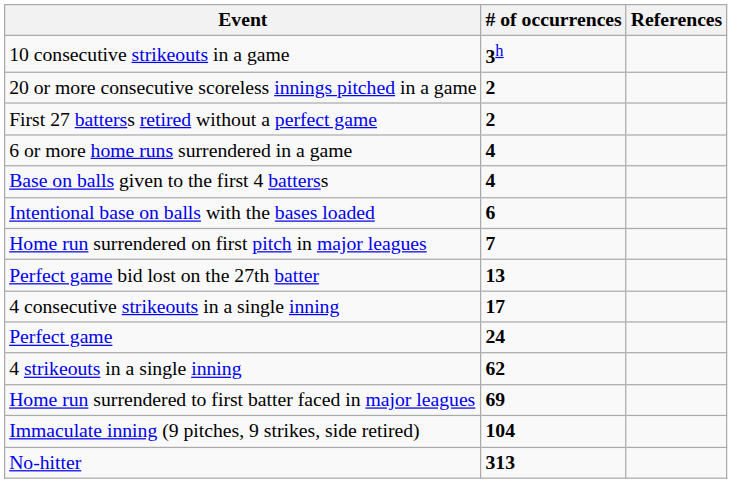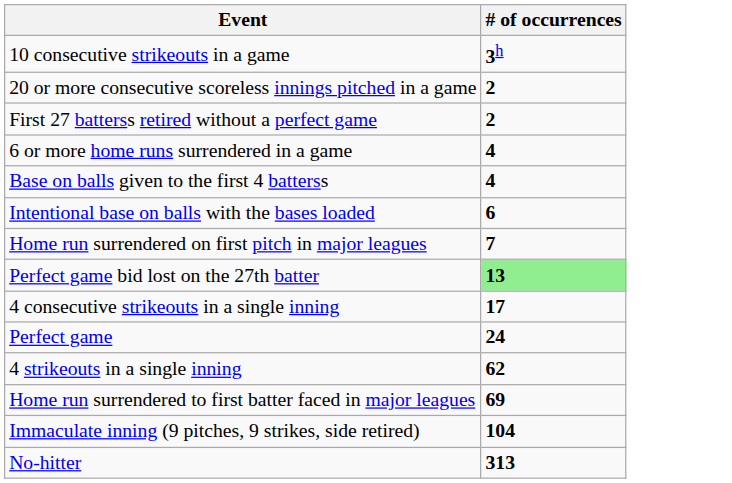- column: (677, 20)
(495, 275) no background -> (495, 275) lightgreen background
